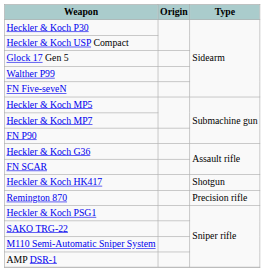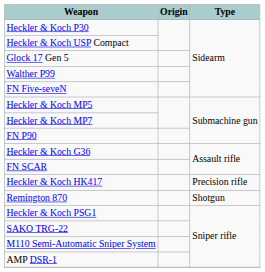(208, 182) Shotgun -> (220, 182) Precision rifle
(220, 197) Precision rifle -> (208, 197) Shotgun
